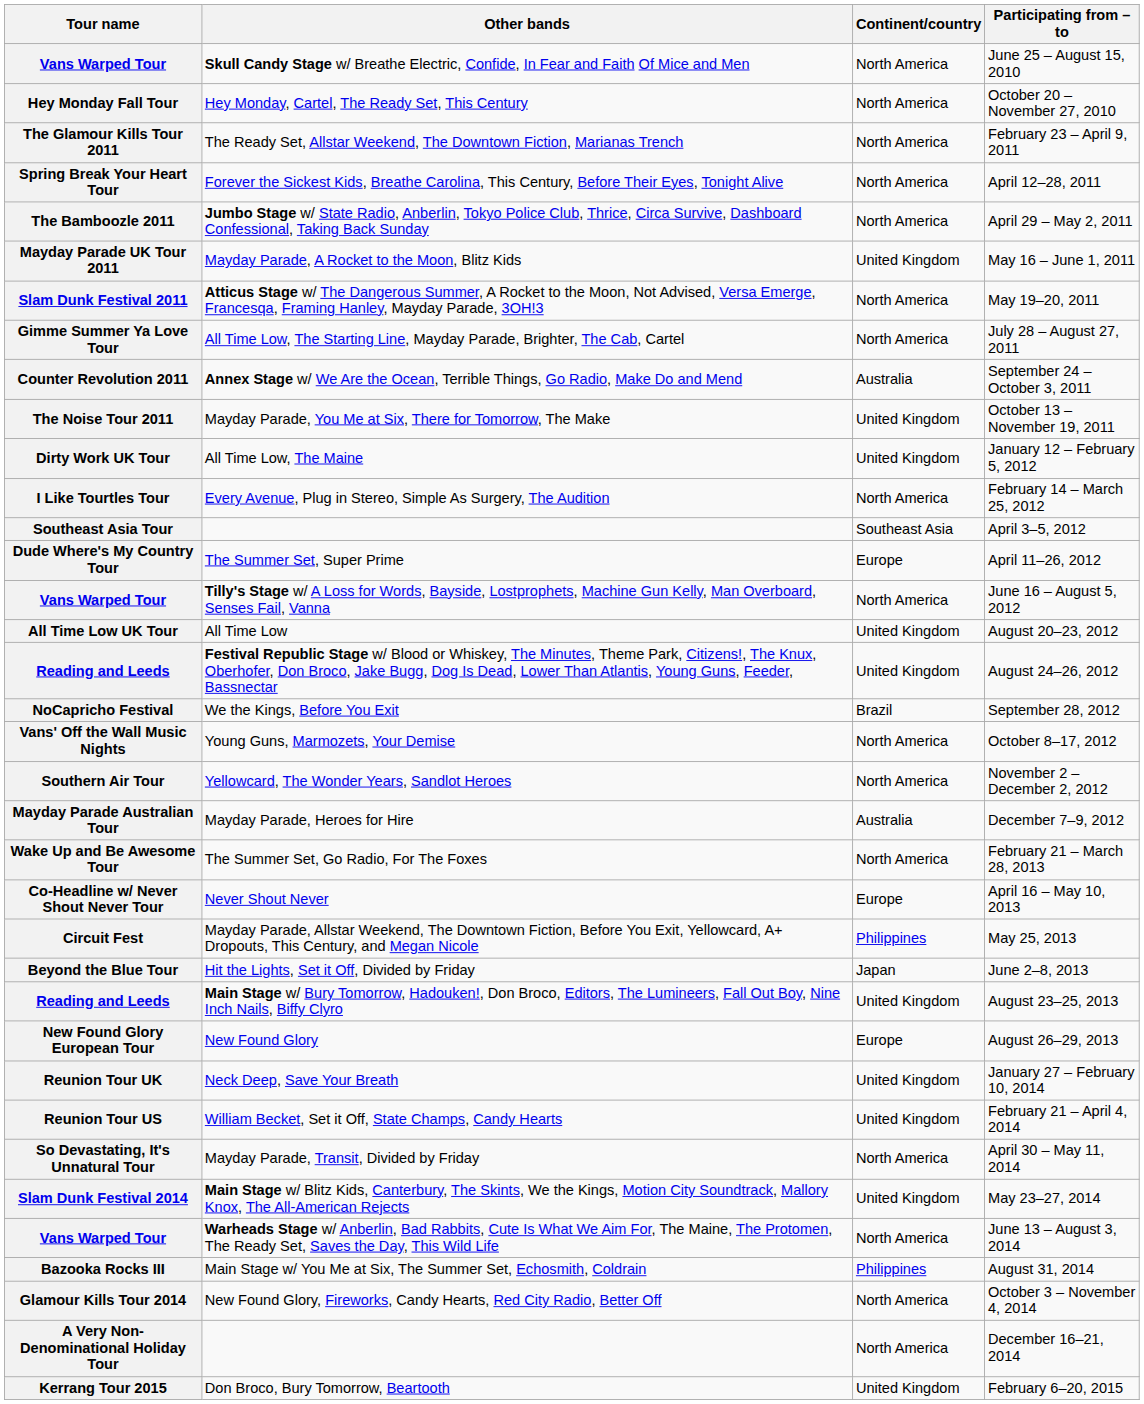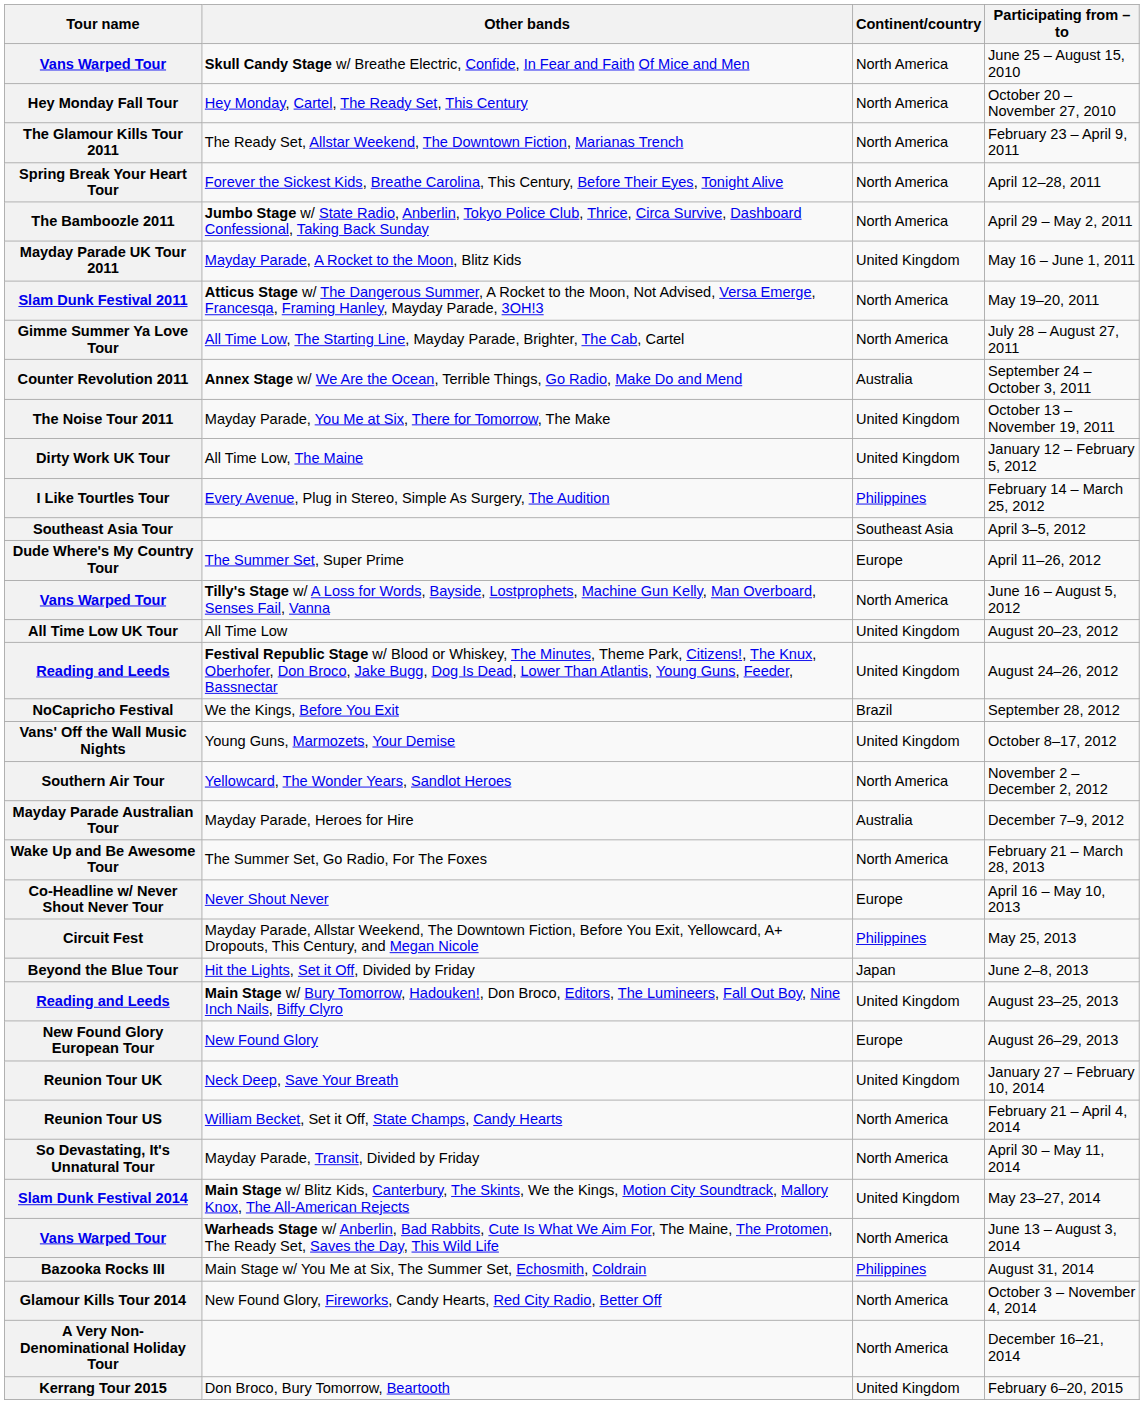(902, 497) North America -> (891, 497) Philippines
(902, 741) North America -> (908, 741) United Kingdom
(908, 1119) United Kingdom -> (902, 1119) North America
